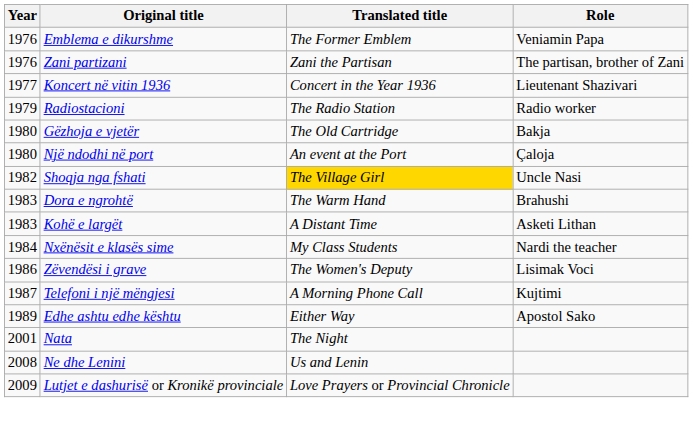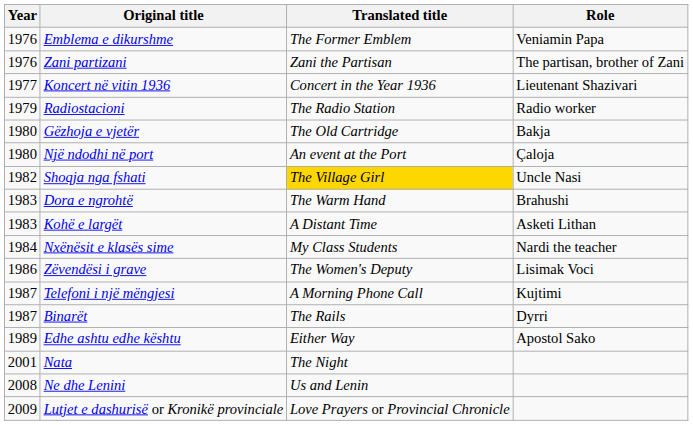+ row: (65, 316)
